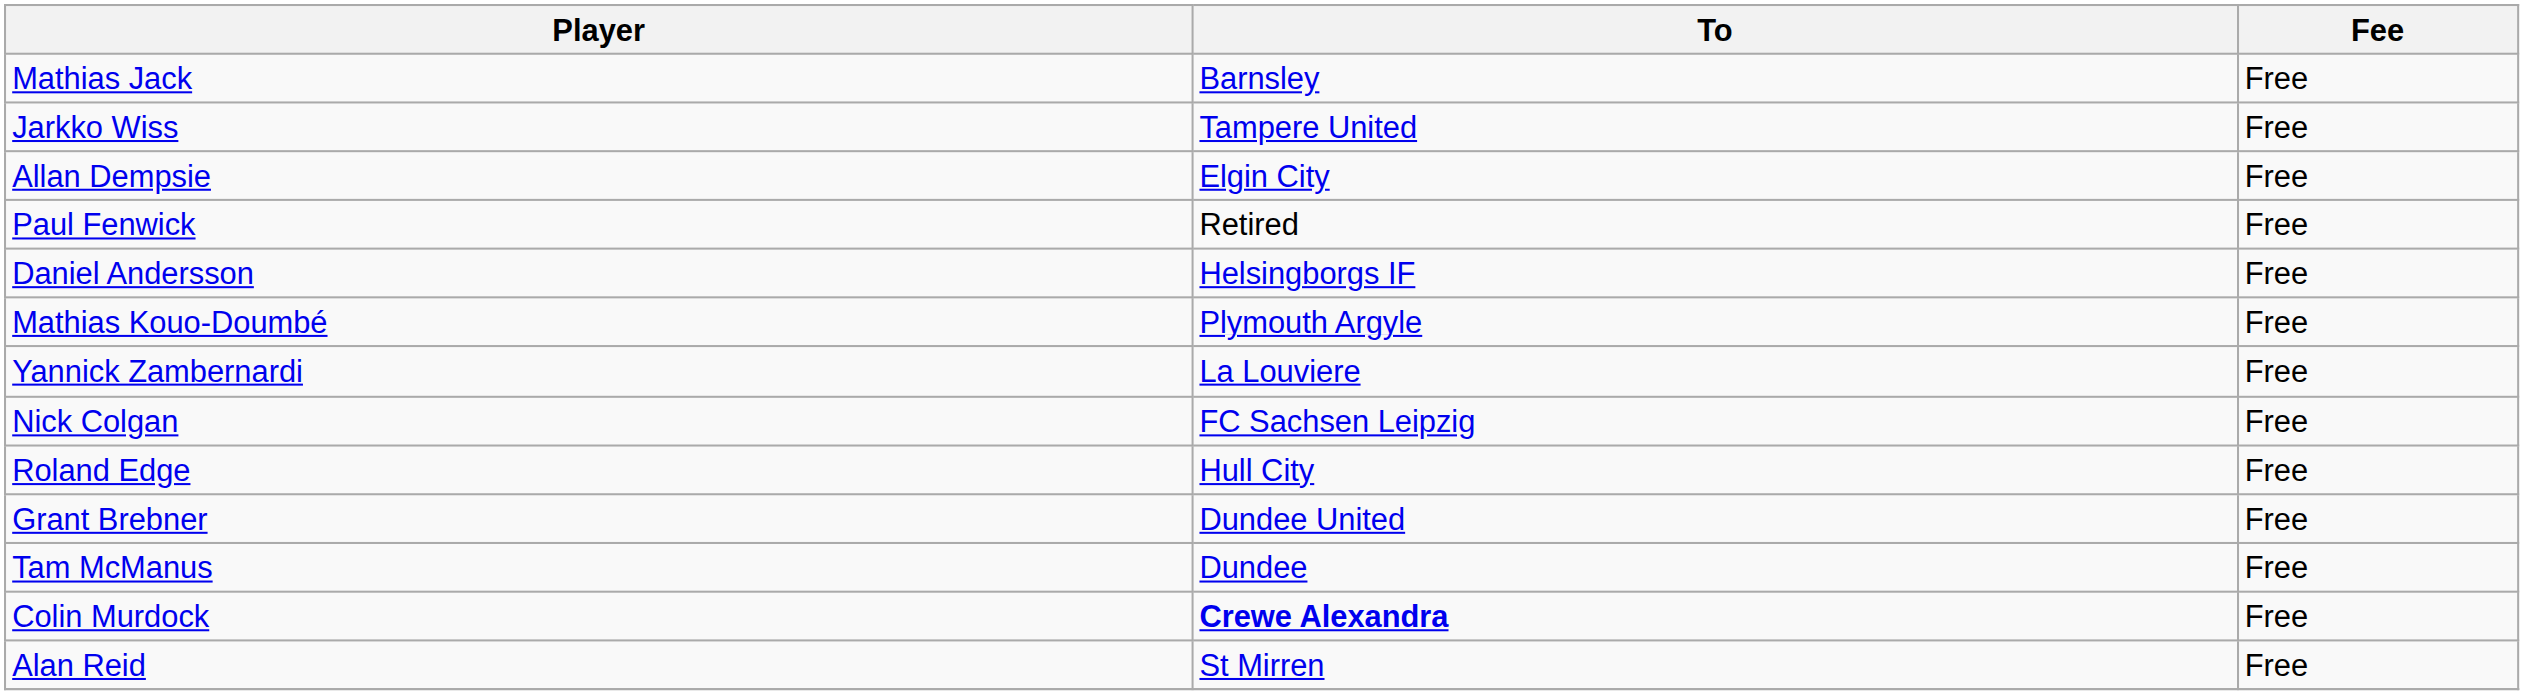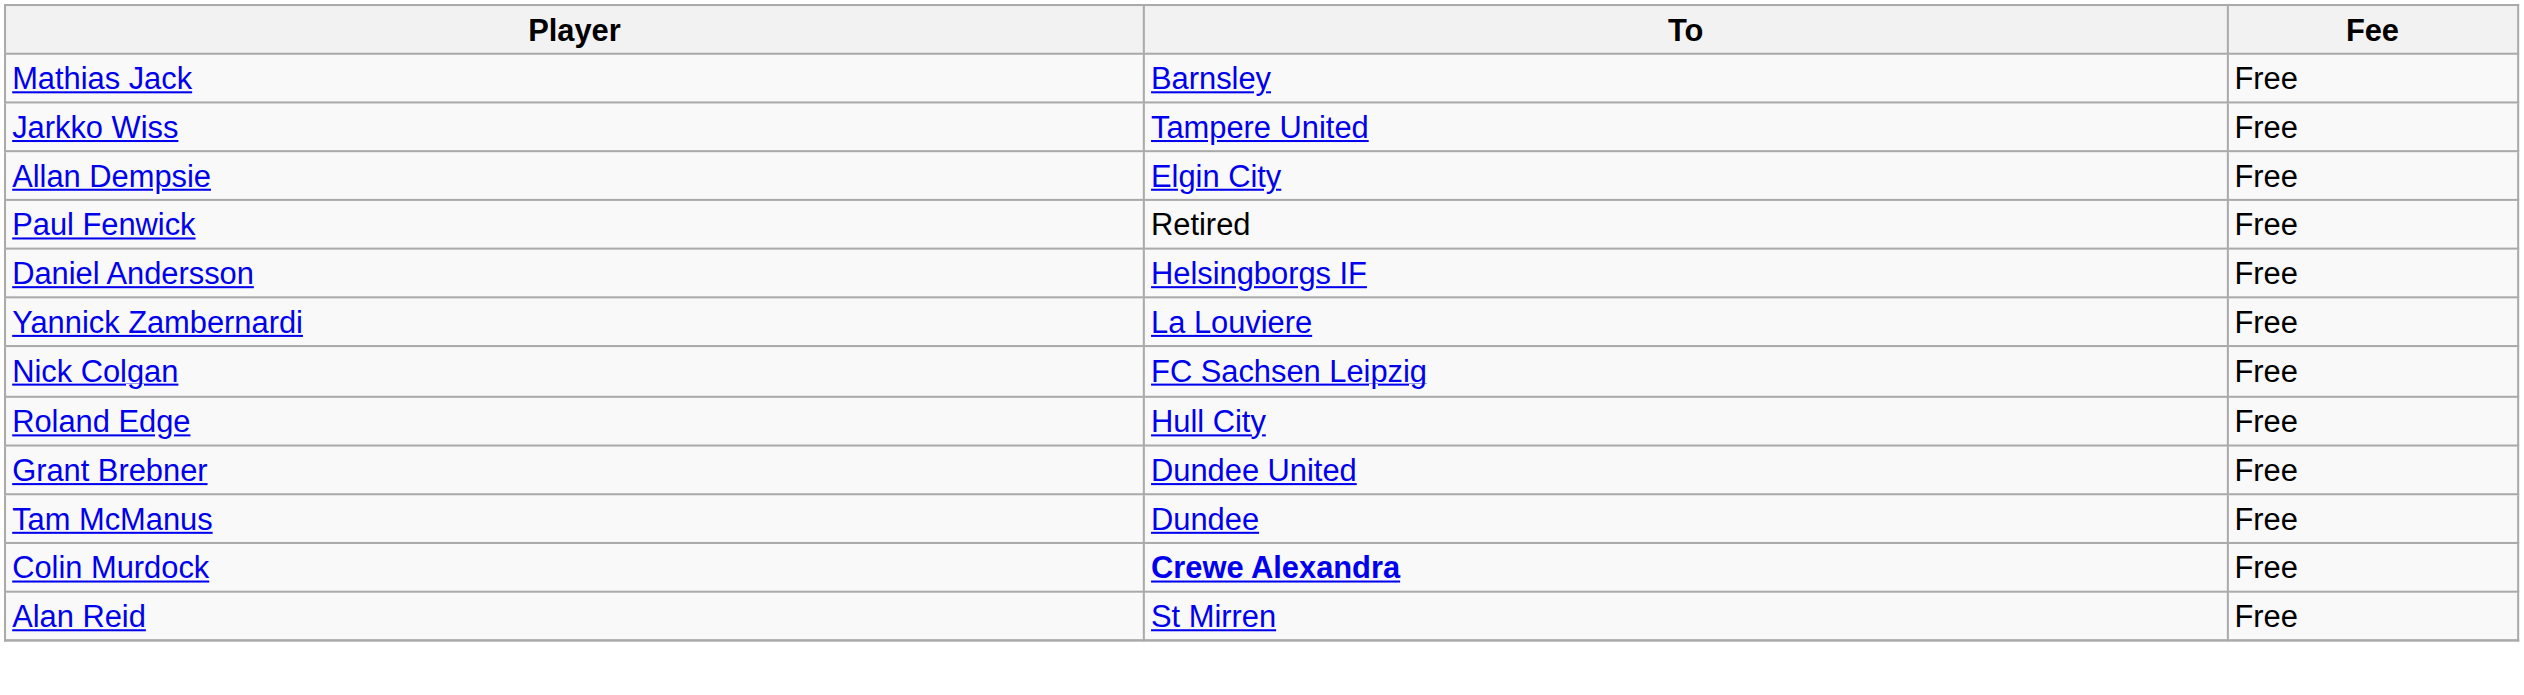- row: (170, 323)
